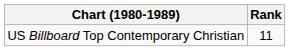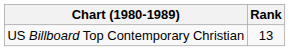(266, 35) 11 -> (266, 35) 13
